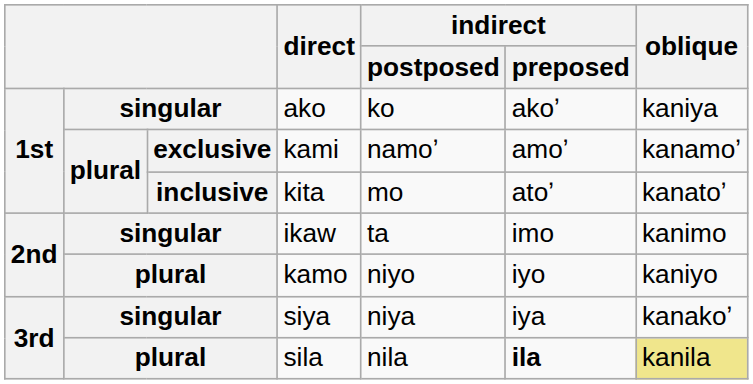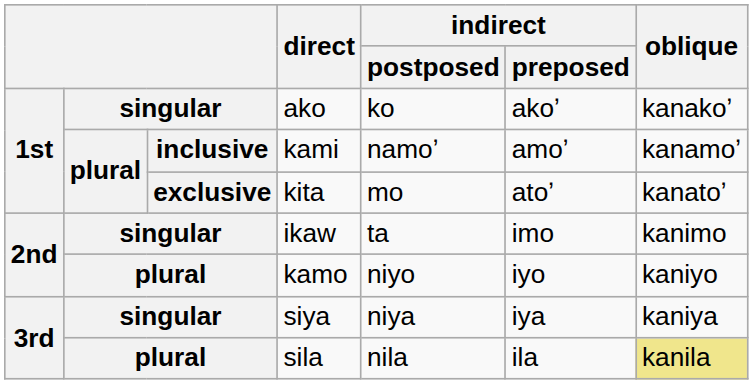(680, 108) kaniya -> (687, 108) kanakoʼ
(212, 150) exclusive -> (212, 150) inclusive
(212, 191) inclusive -> (212, 191) exclusive
(687, 316) kanakoʼ -> (680, 316) kaniya
(526, 358) bold -> (525, 358) normal
